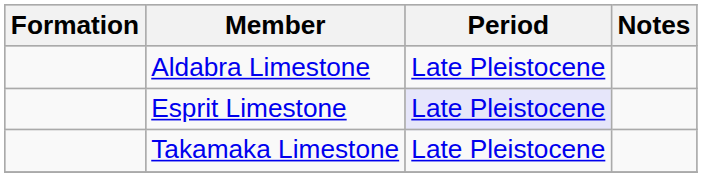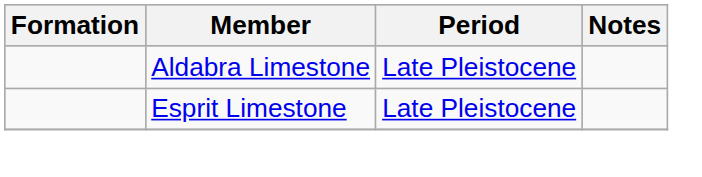(508, 108) lavender background -> (479, 108) no background
- row: (275, 150)
